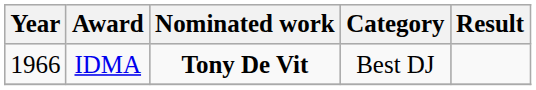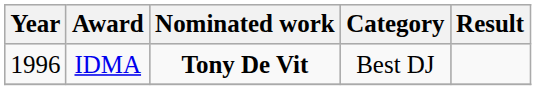(35, 63) 1966 -> (35, 63) 1996
